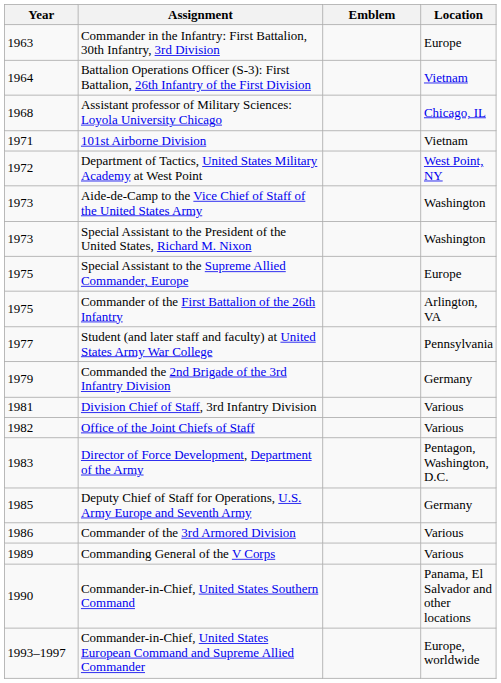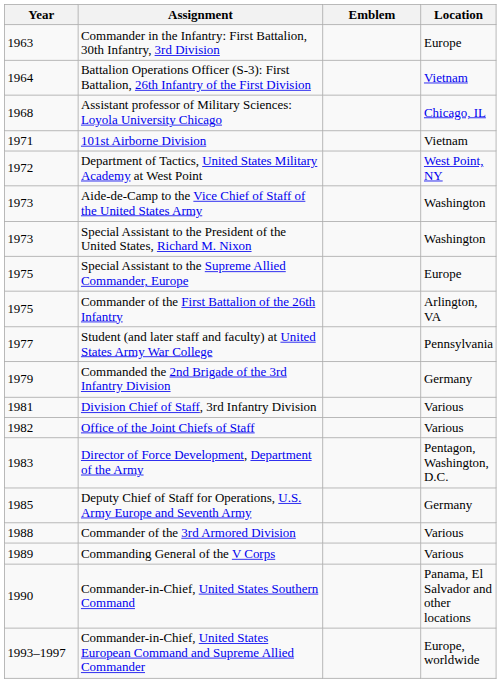(20, 533) 1986 -> (20, 533) 1988
